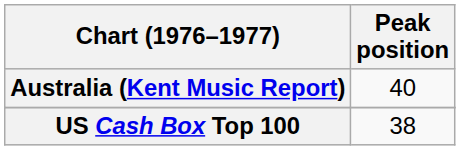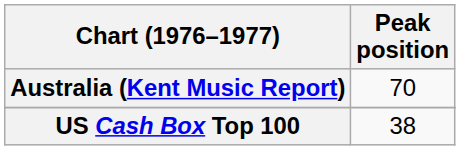(403, 88) 40 -> (403, 88) 70
